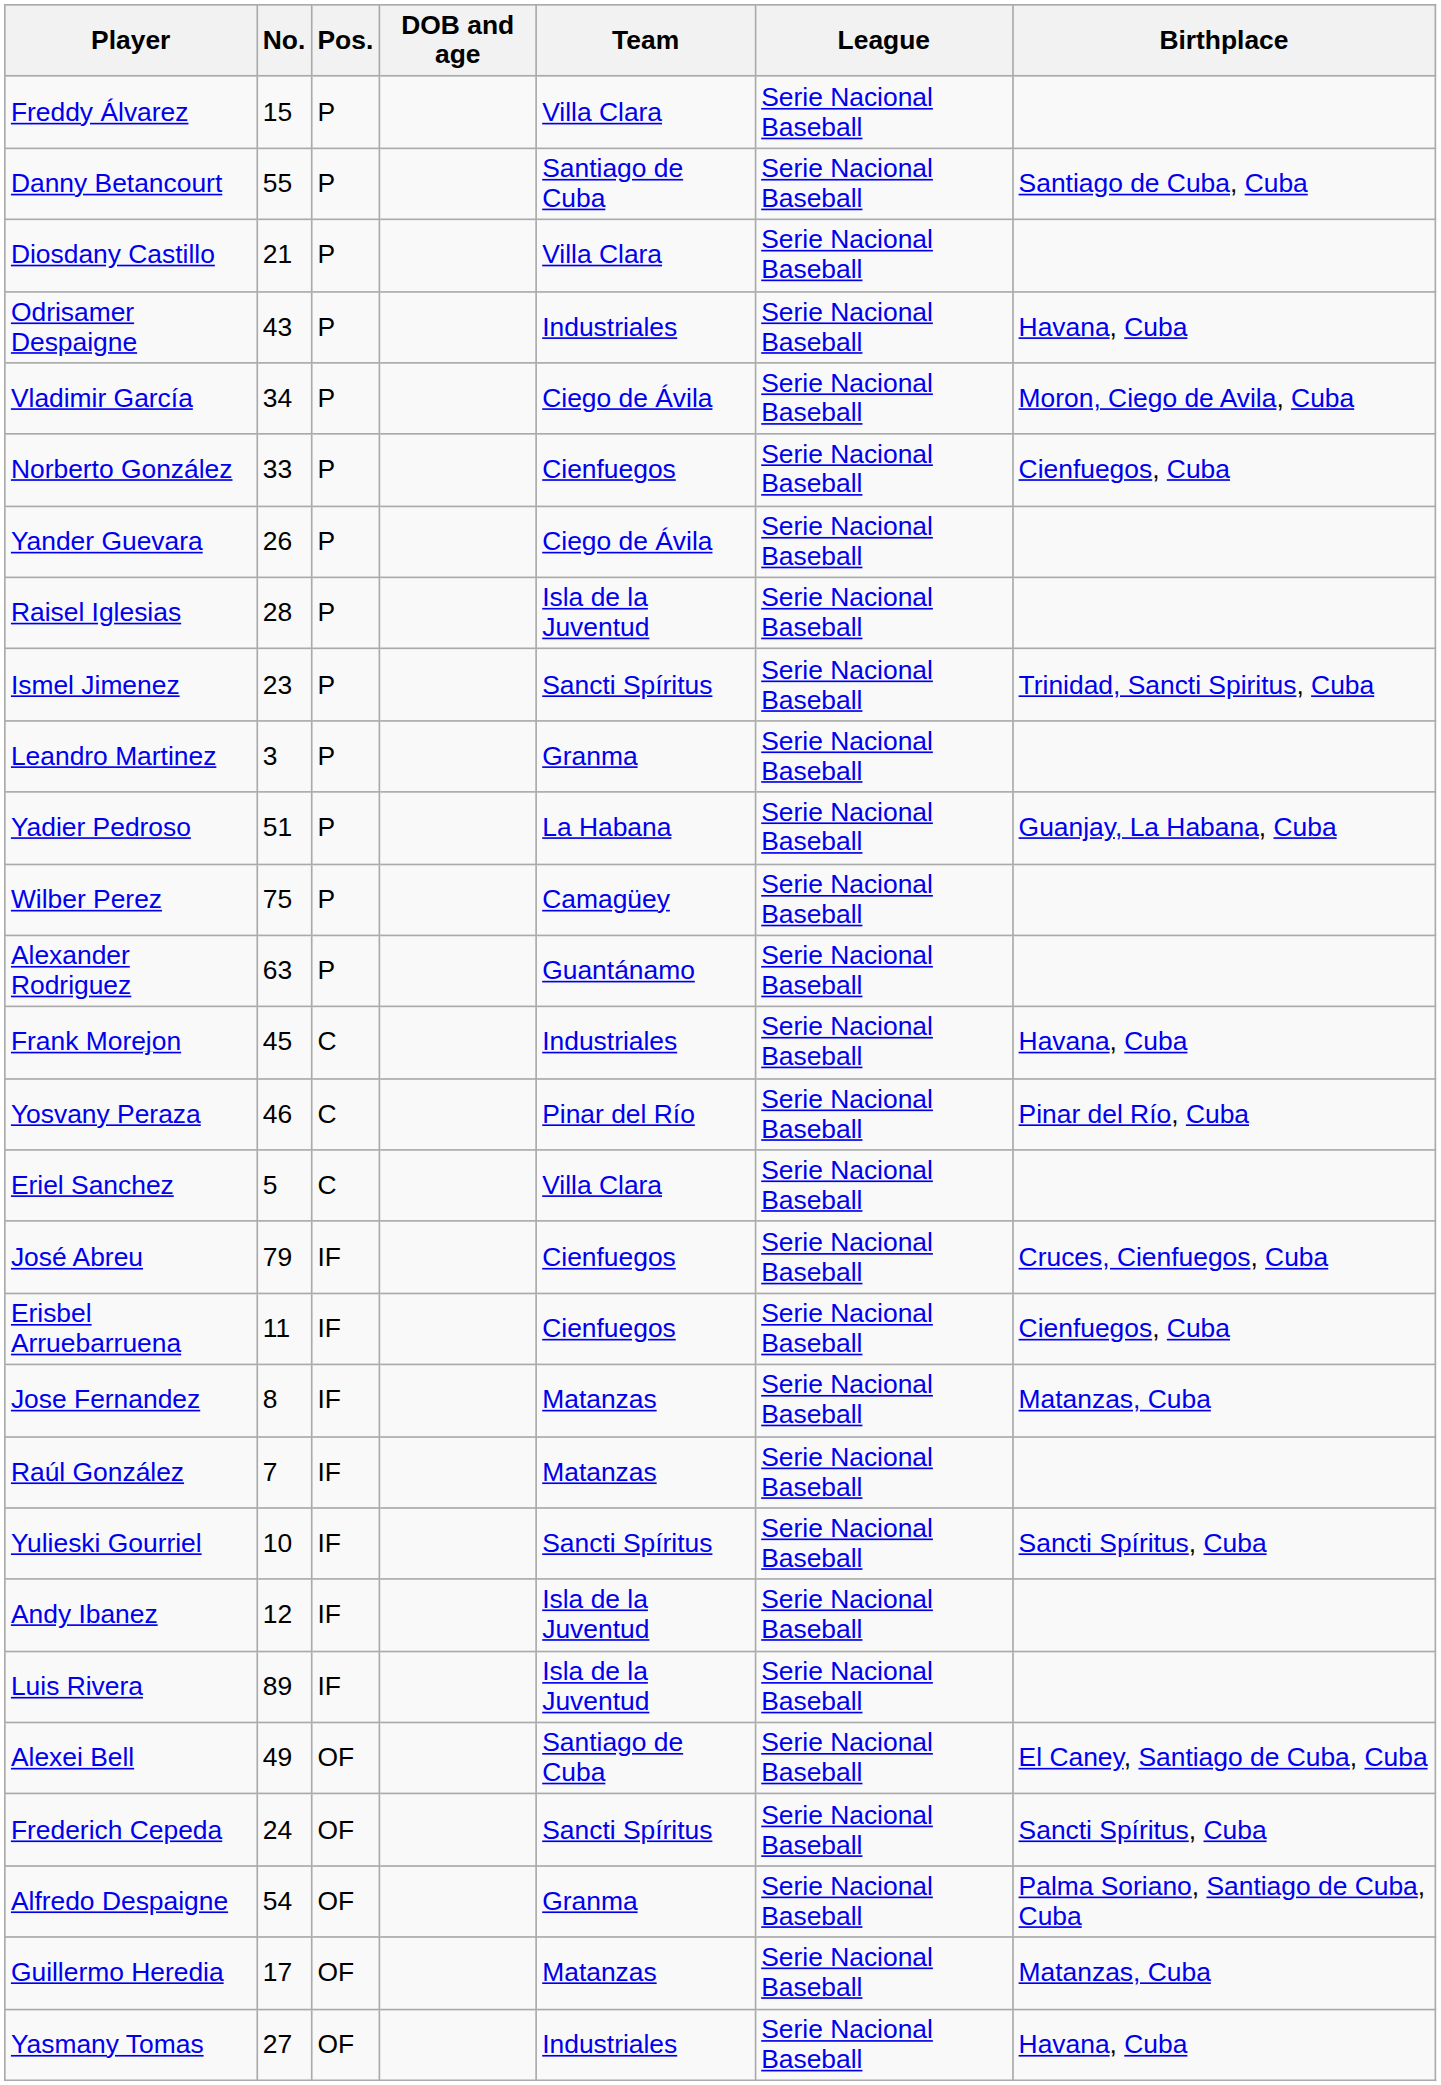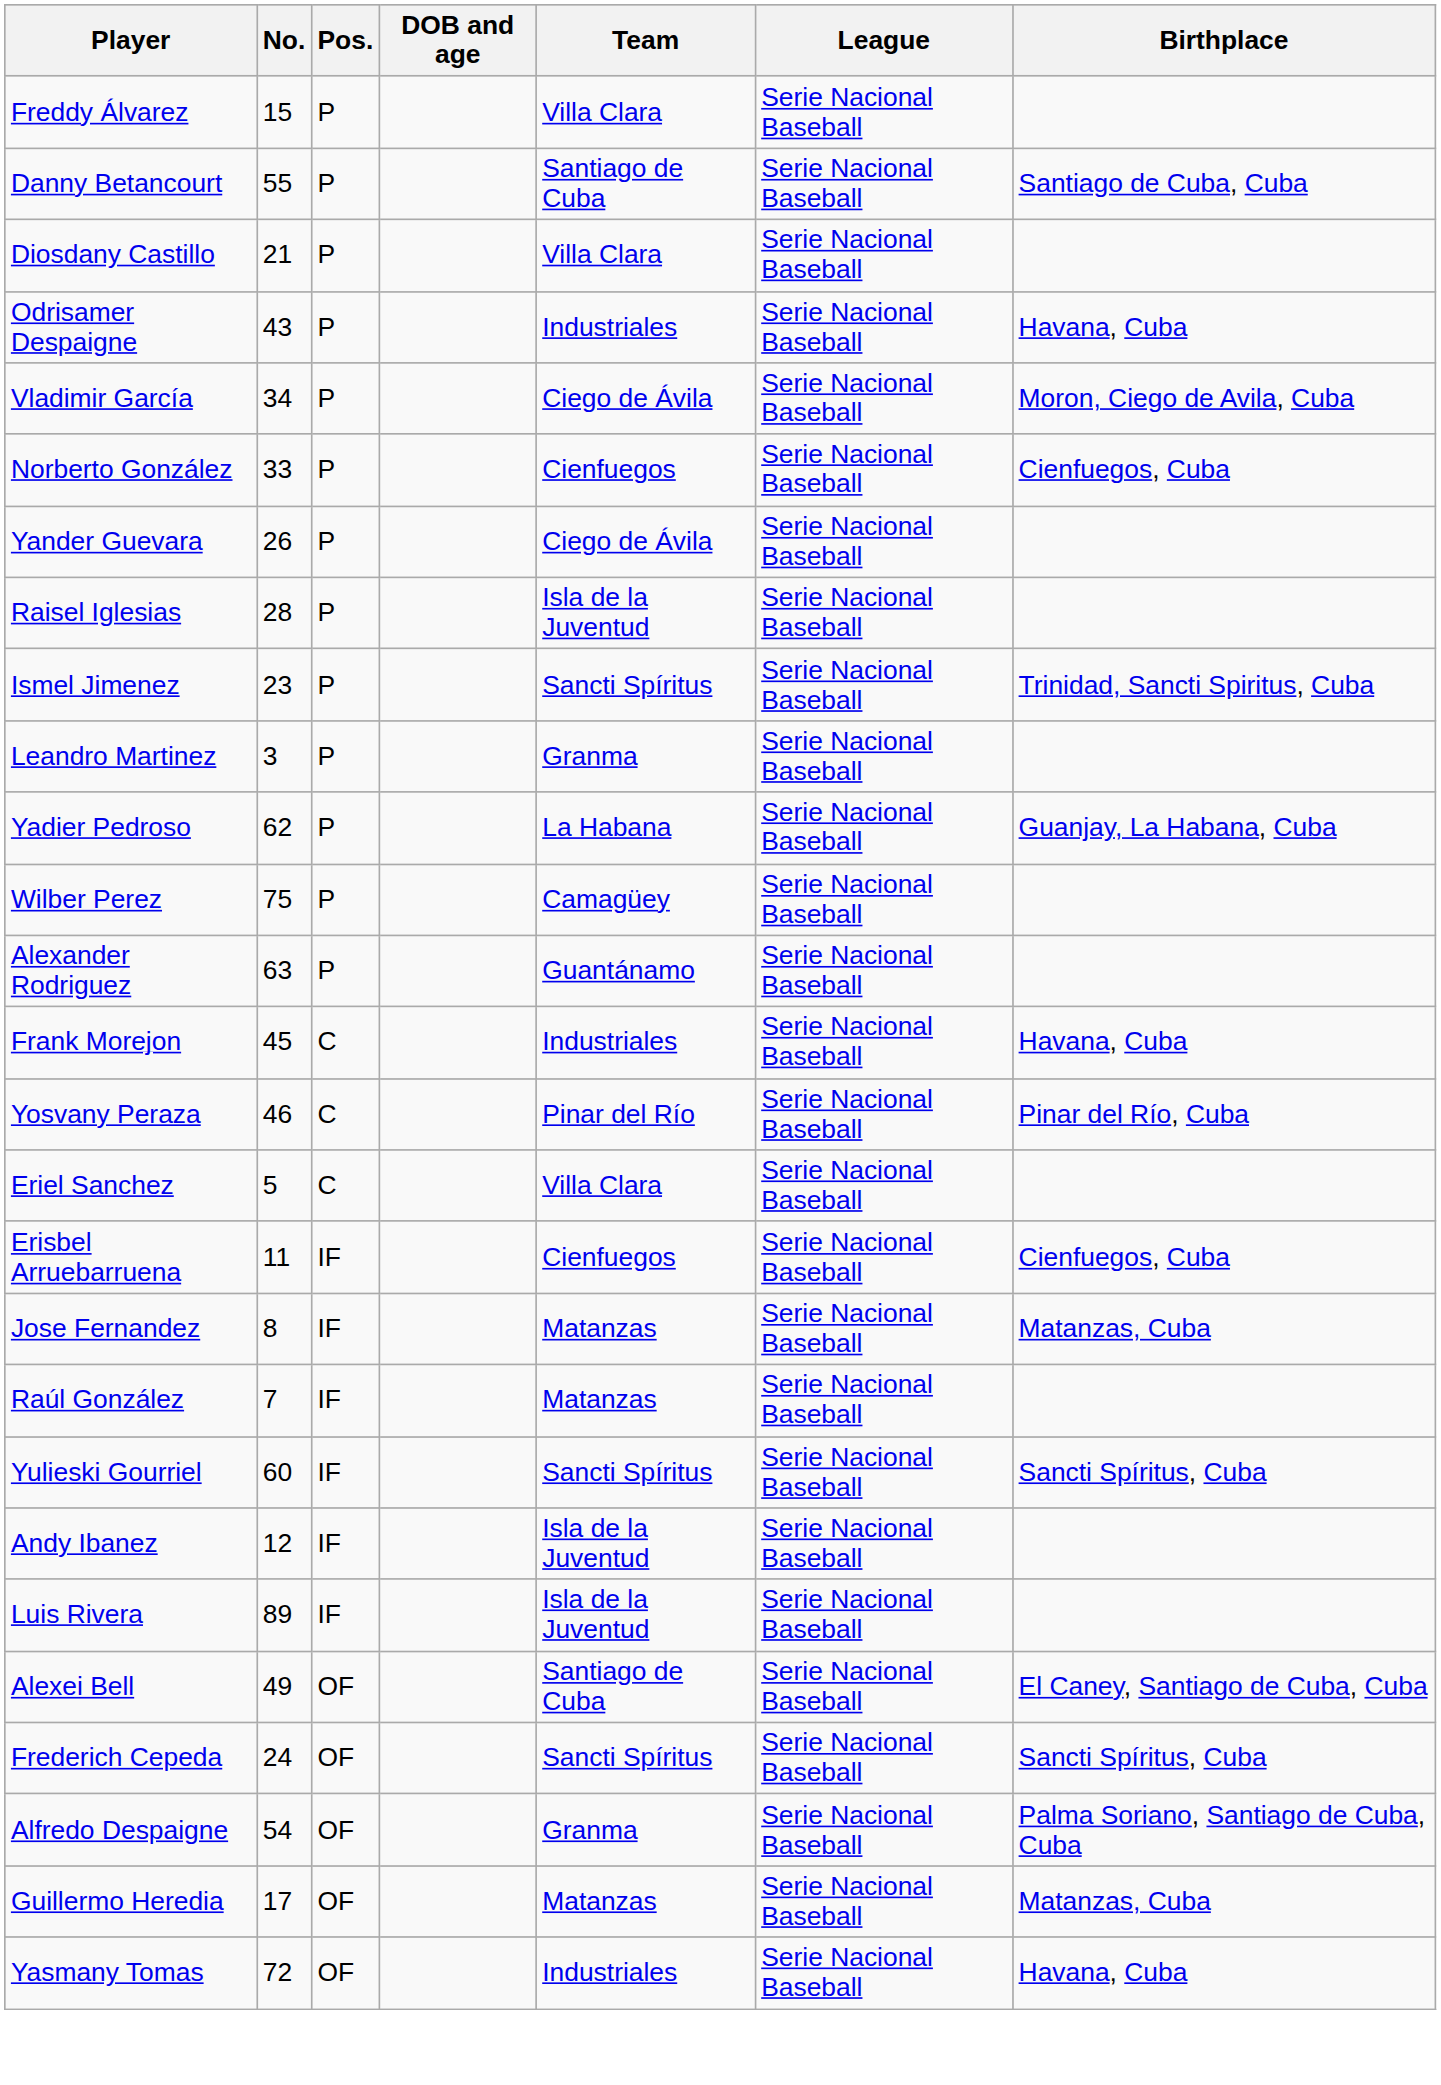(277, 827) 51 -> (277, 827) 62
- row: (77, 1256)
(277, 1543) 10 -> (277, 1471) 60
(277, 2044) 27 -> (277, 1972) 72
